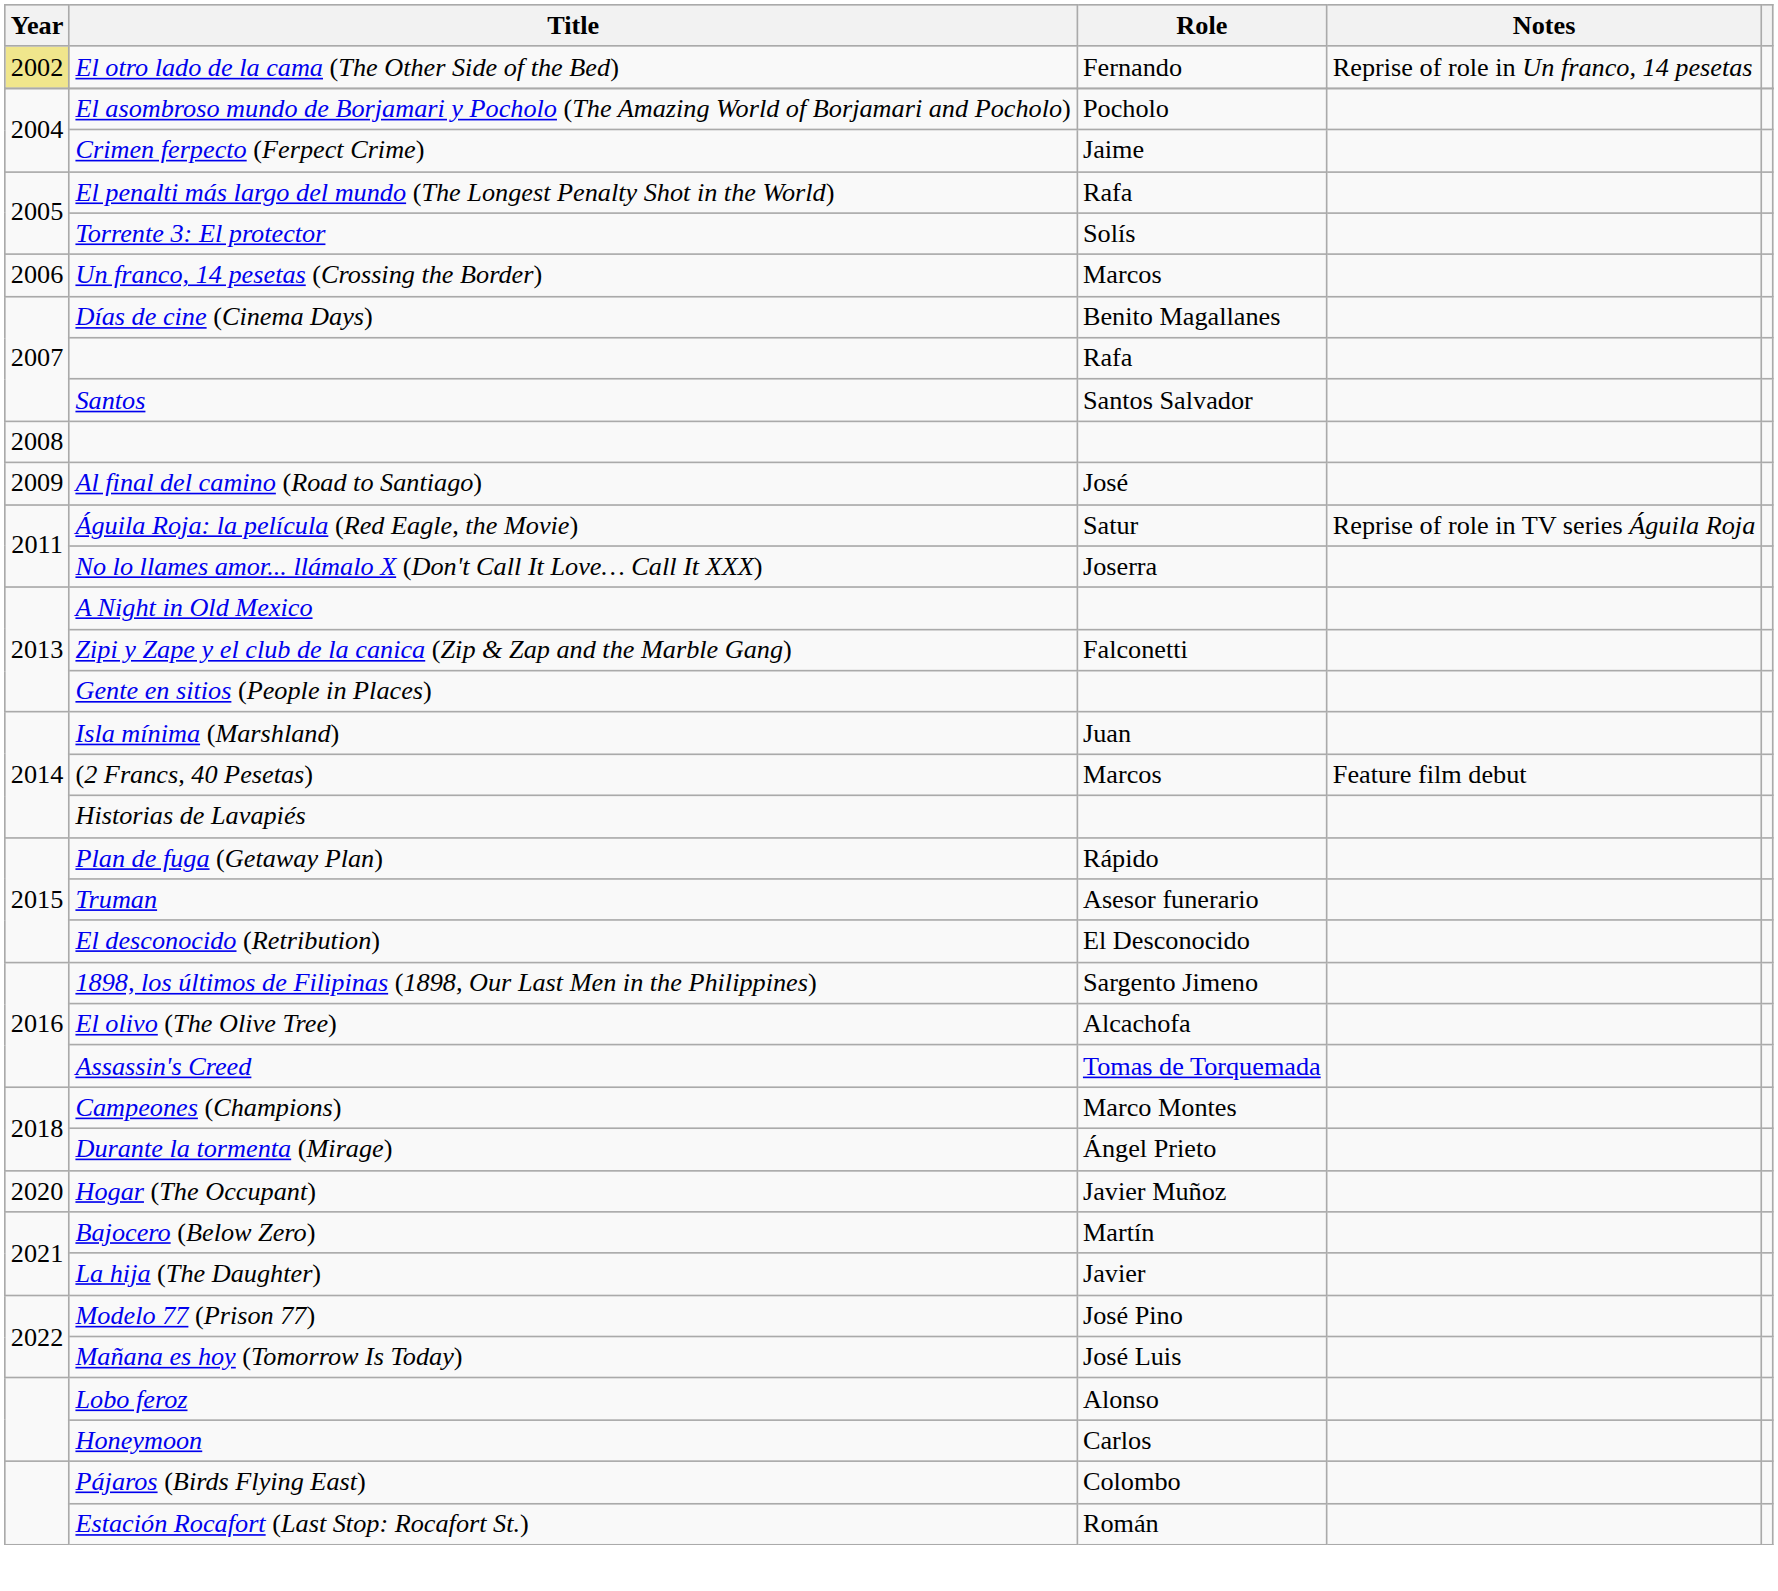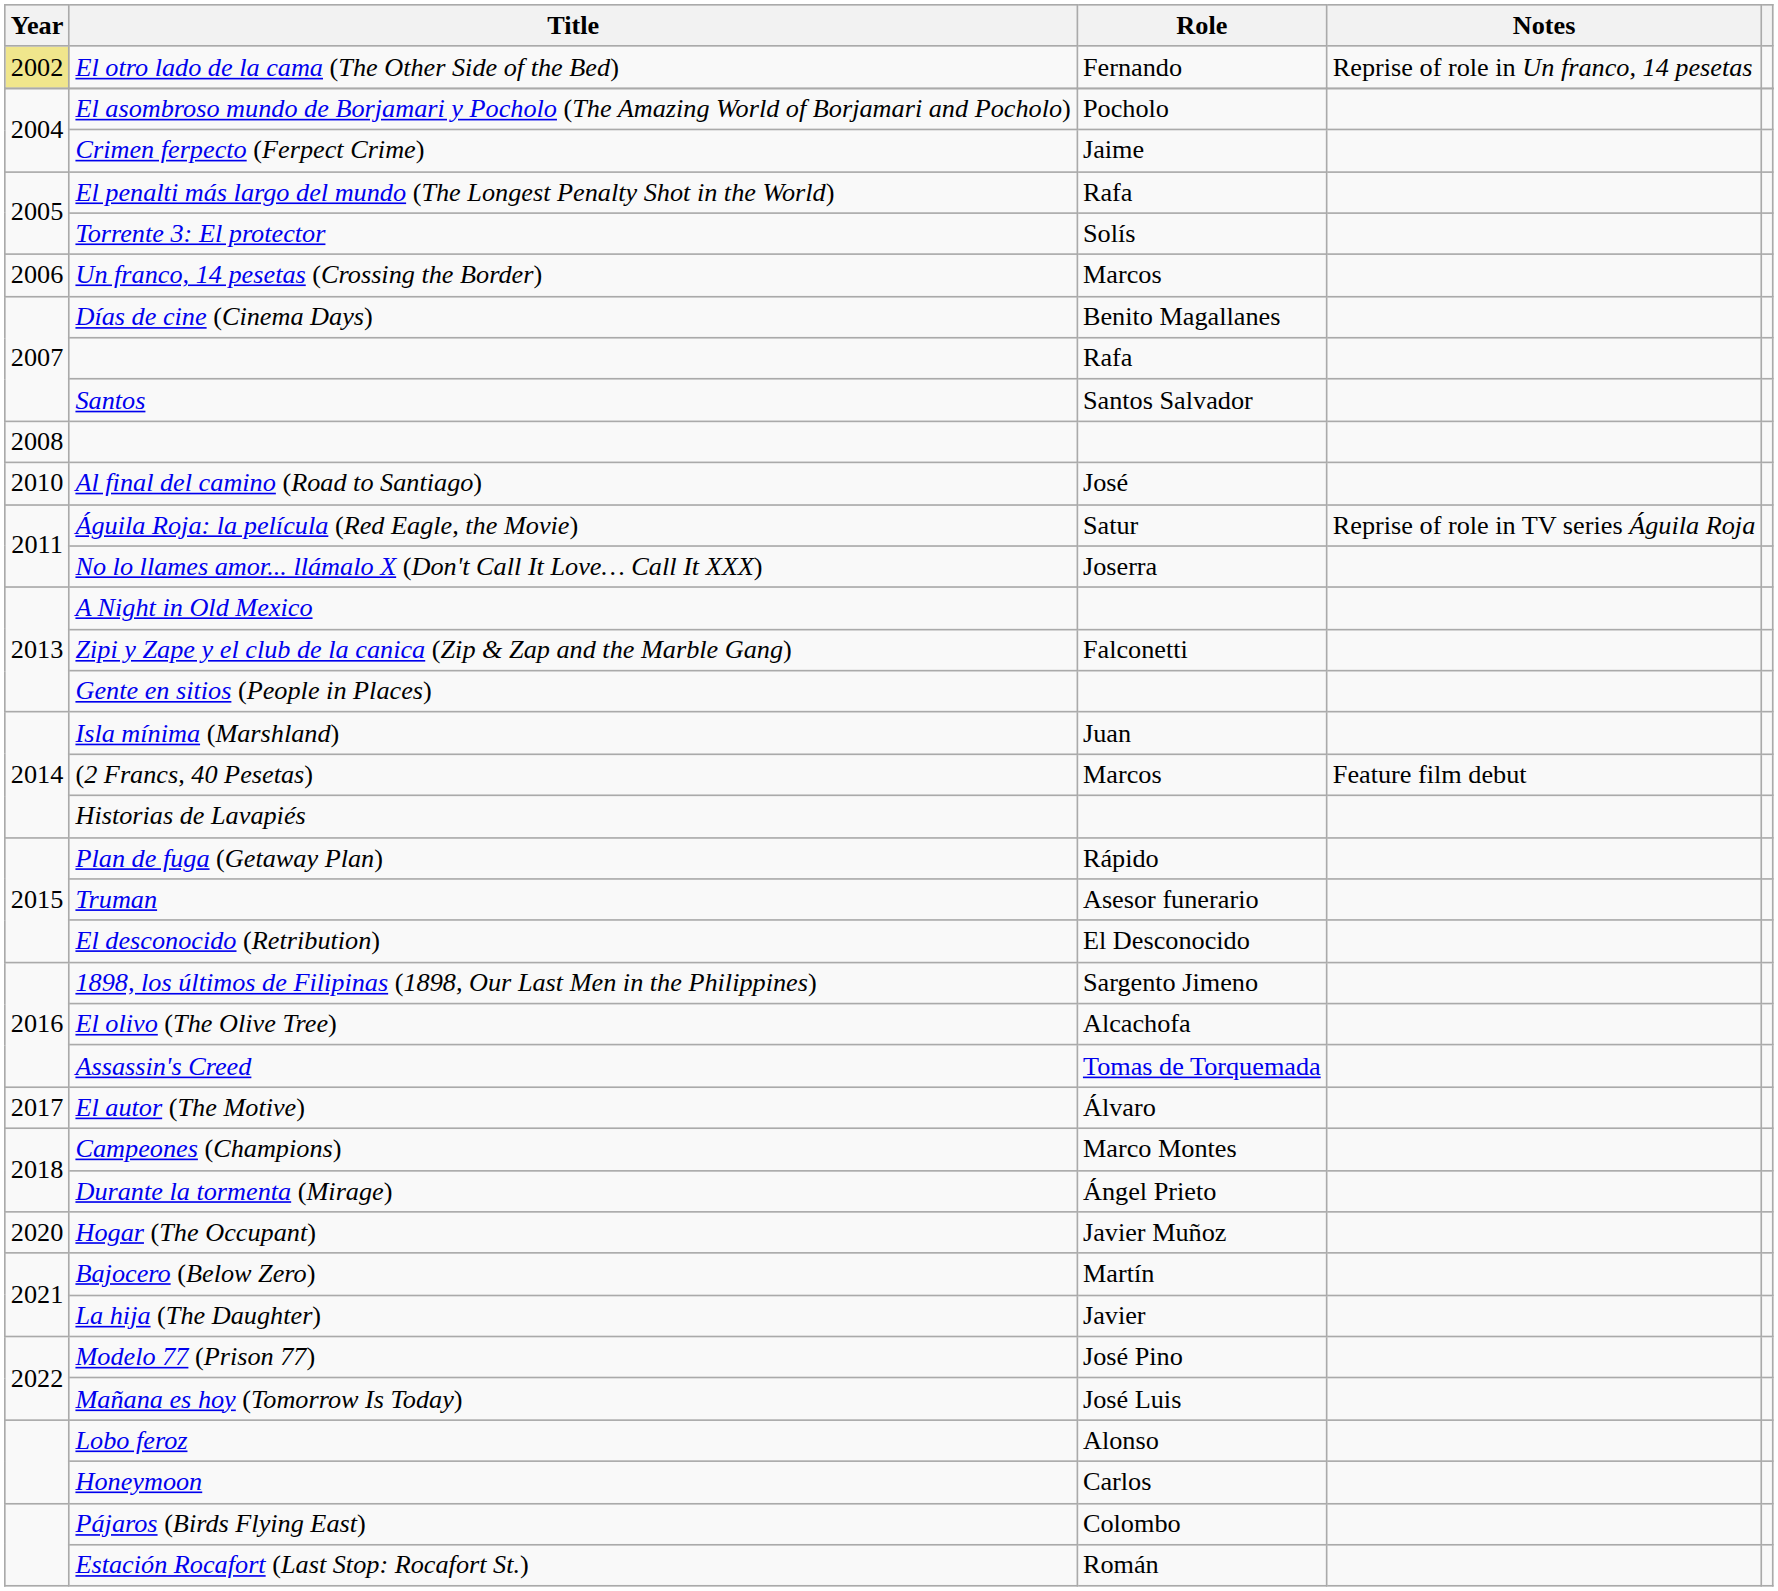(37, 483) 2009 -> (37, 483) 2010
+ row: (190, 1107)
